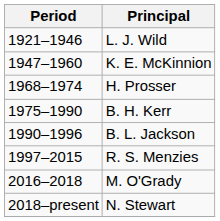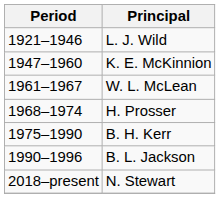+ row: (151, 87)
- row: (152, 157)
- row: (144, 181)
